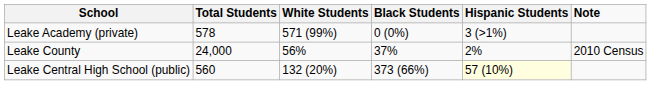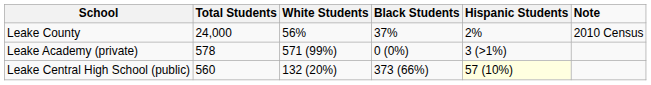rows swapped: (44, 51) <-> (73, 32)
